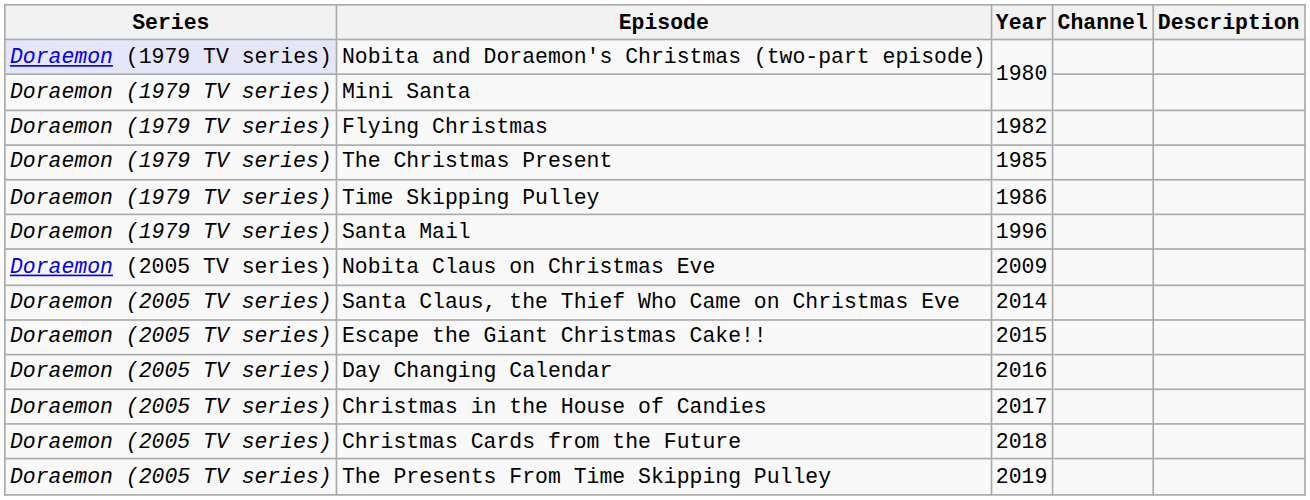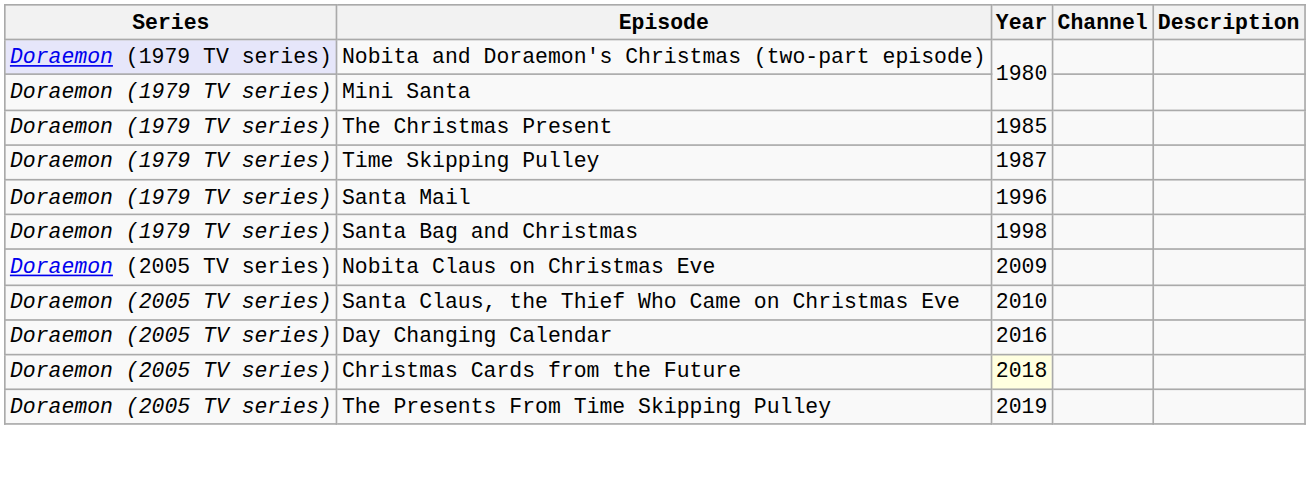- row: (445, 127)
(1022, 197) 1986 -> (1022, 162) 1987
+ row: (490, 232)
(1022, 302) 2014 -> (1022, 302) 2010
- row: (554, 337)
- row: (554, 407)
(1022, 442) no background -> (1022, 372) lightyellow background
